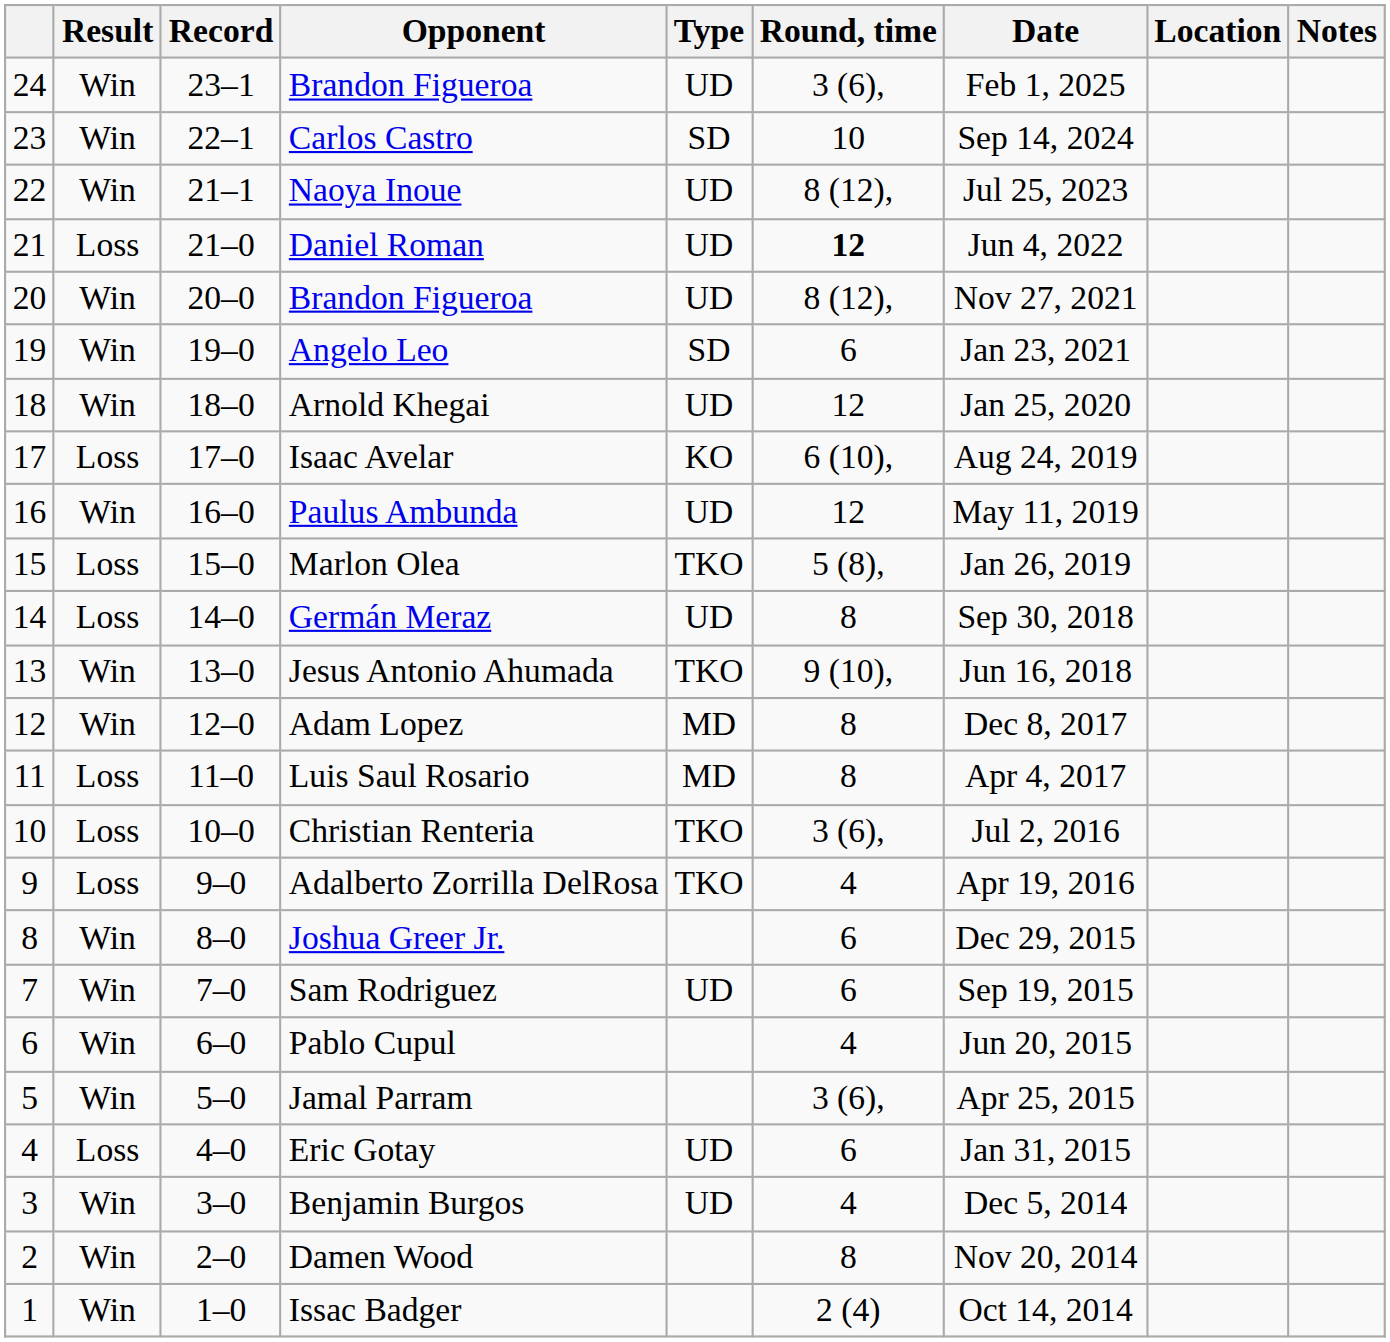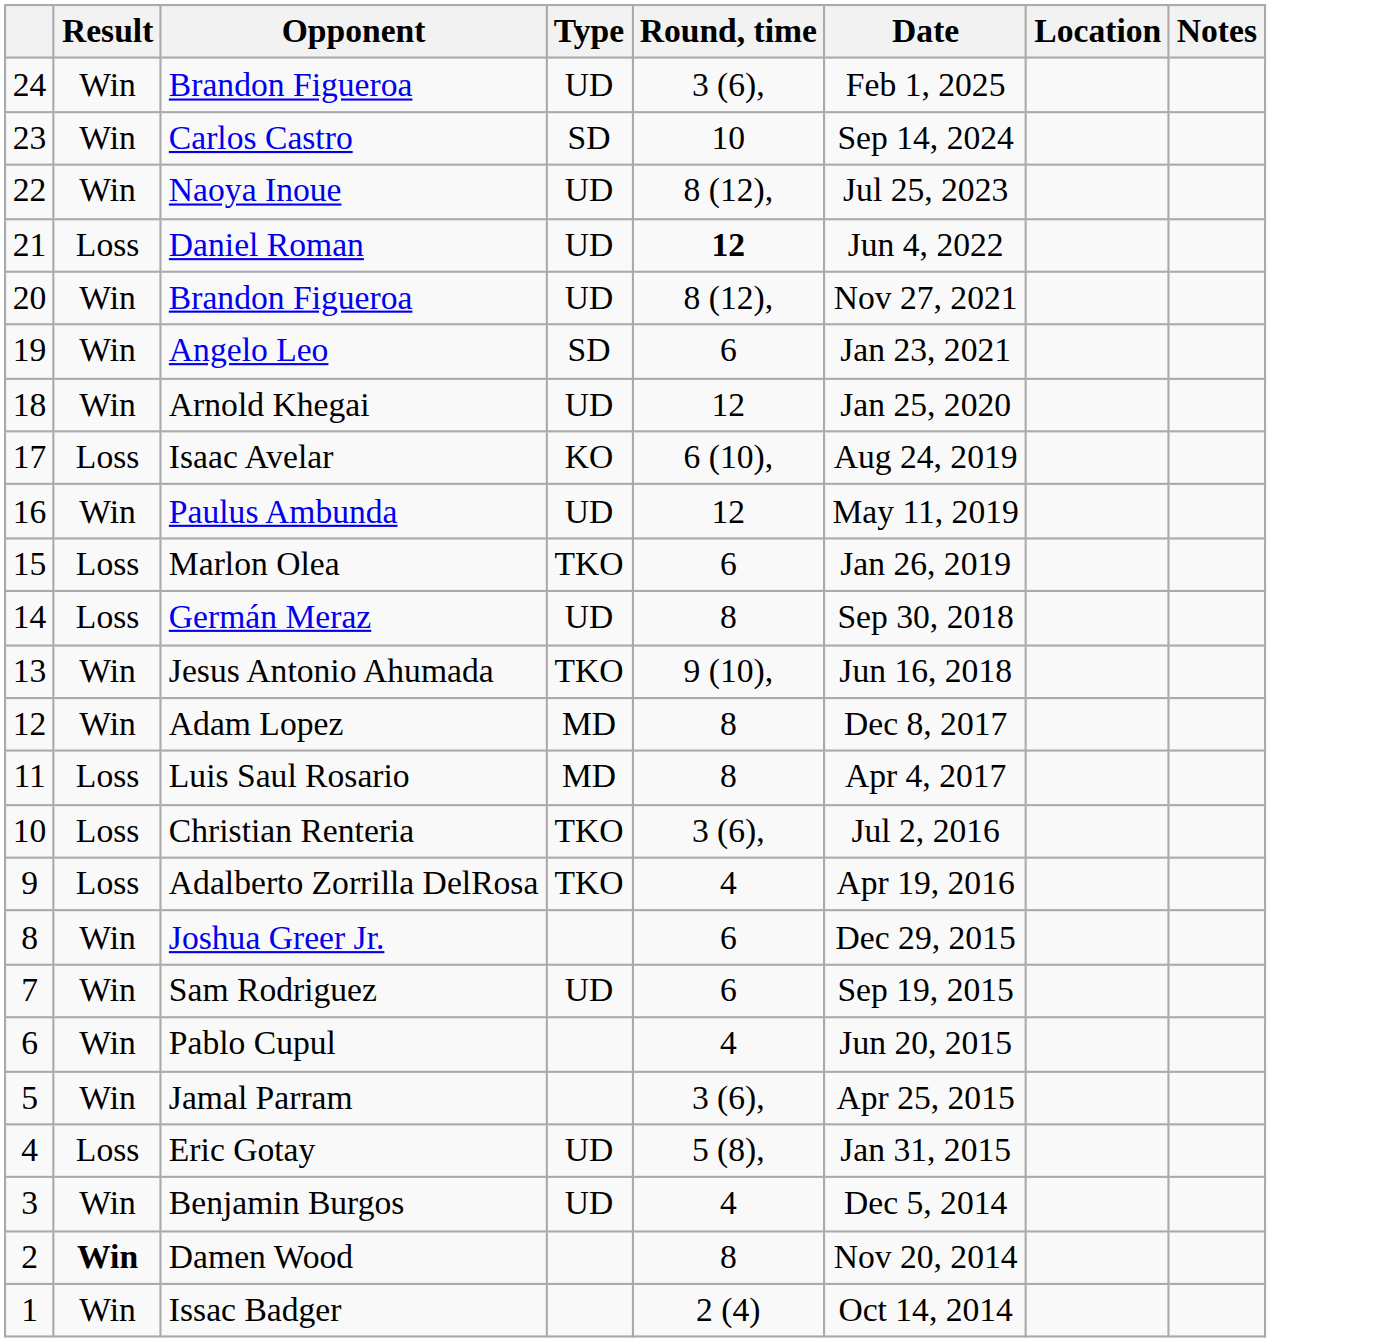- column: (221, 31)
(848, 564) 5 (8), -> (728, 564) 6
(848, 1150) 6 -> (728, 1150) 5 (8),
(108, 1256) normal -> (108, 1256) bold
